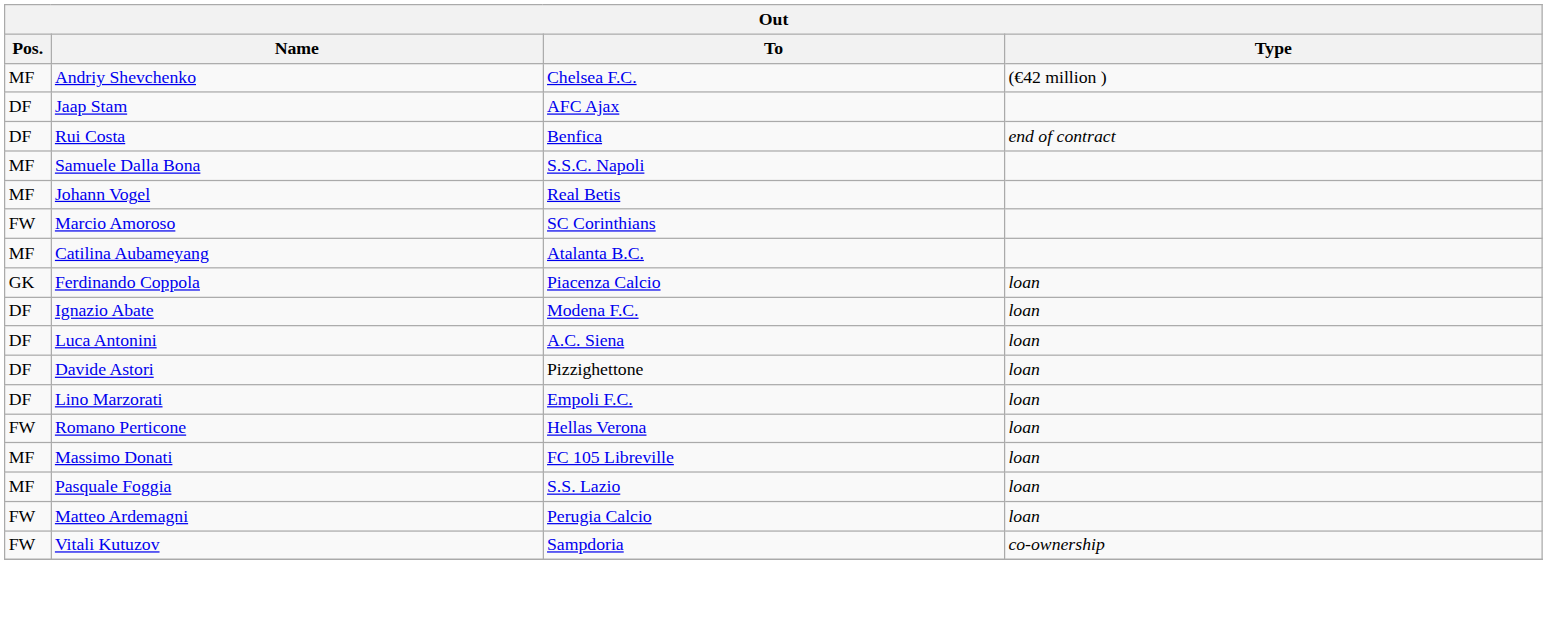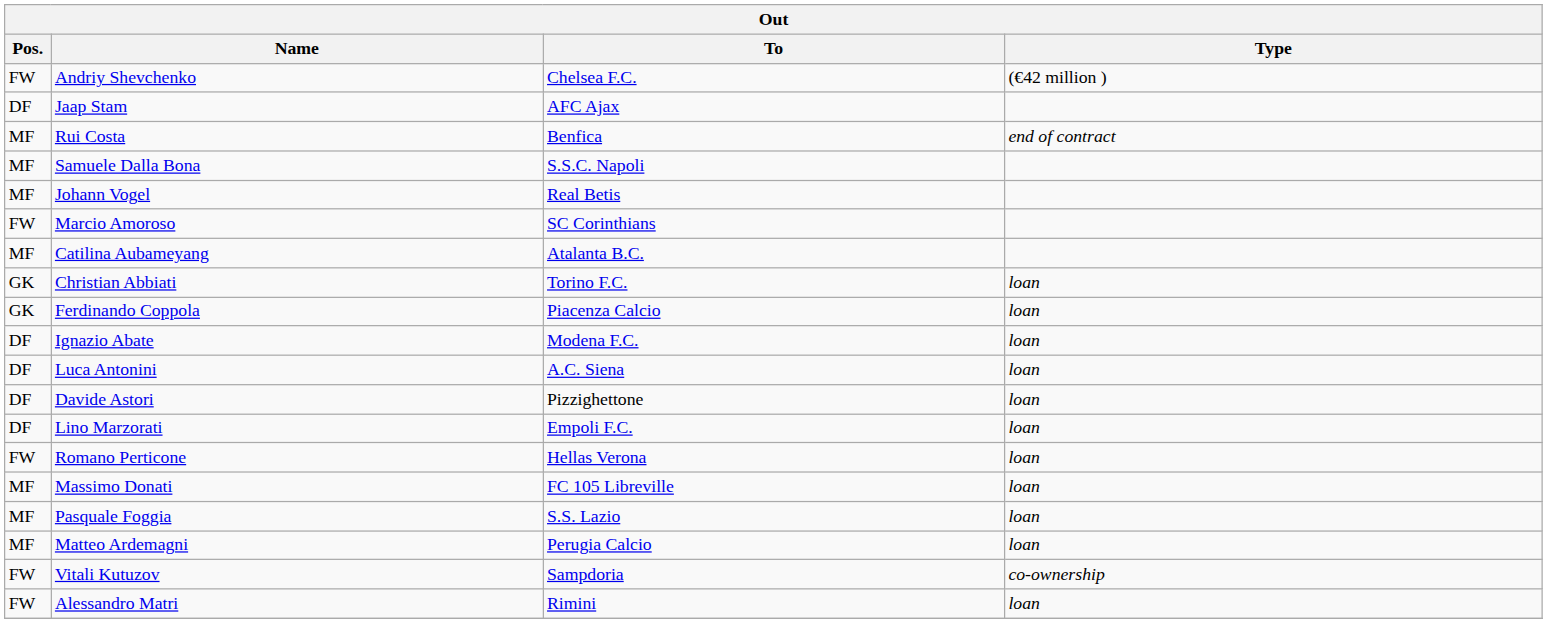(22, 77) MF -> (22, 77) FW
(20, 136) DF -> (22, 136) MF
+ row: (116, 282)
(22, 516) FW -> (22, 545) MF
+ row: (117, 603)
